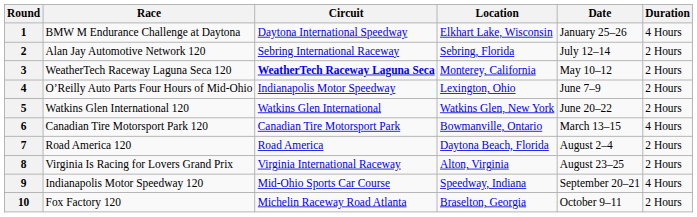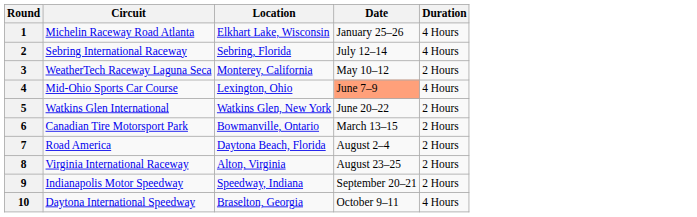- column: (149, 13)
(333, 32) Daytona International Speedway -> (120, 32) Michelin Raceway Road Atlanta
(664, 51) 2 Hours -> (440, 51) 4 Hours
(346, 70) bold -> (129, 70) normal
(327, 88) Indianapolis Motor Speedway -> (112, 88) Mid-Ohio Sports Car Course
(580, 88) no background -> (357, 88) lightsalmon background
(664, 88) 2 Hours -> (440, 88) 4 Hours
(664, 126) 4 Hours -> (440, 126) 2 Hours
(324, 183) Mid-Ohio Sports Car Course -> (114, 183) Indianapolis Motor Speedway
(664, 183) 4 Hours -> (440, 183) 2 Hours
(332, 201) Michelin Raceway Road Atlanta -> (120, 201) Daytona International Speedway
(664, 201) 2 Hours -> (440, 201) 4 Hours
